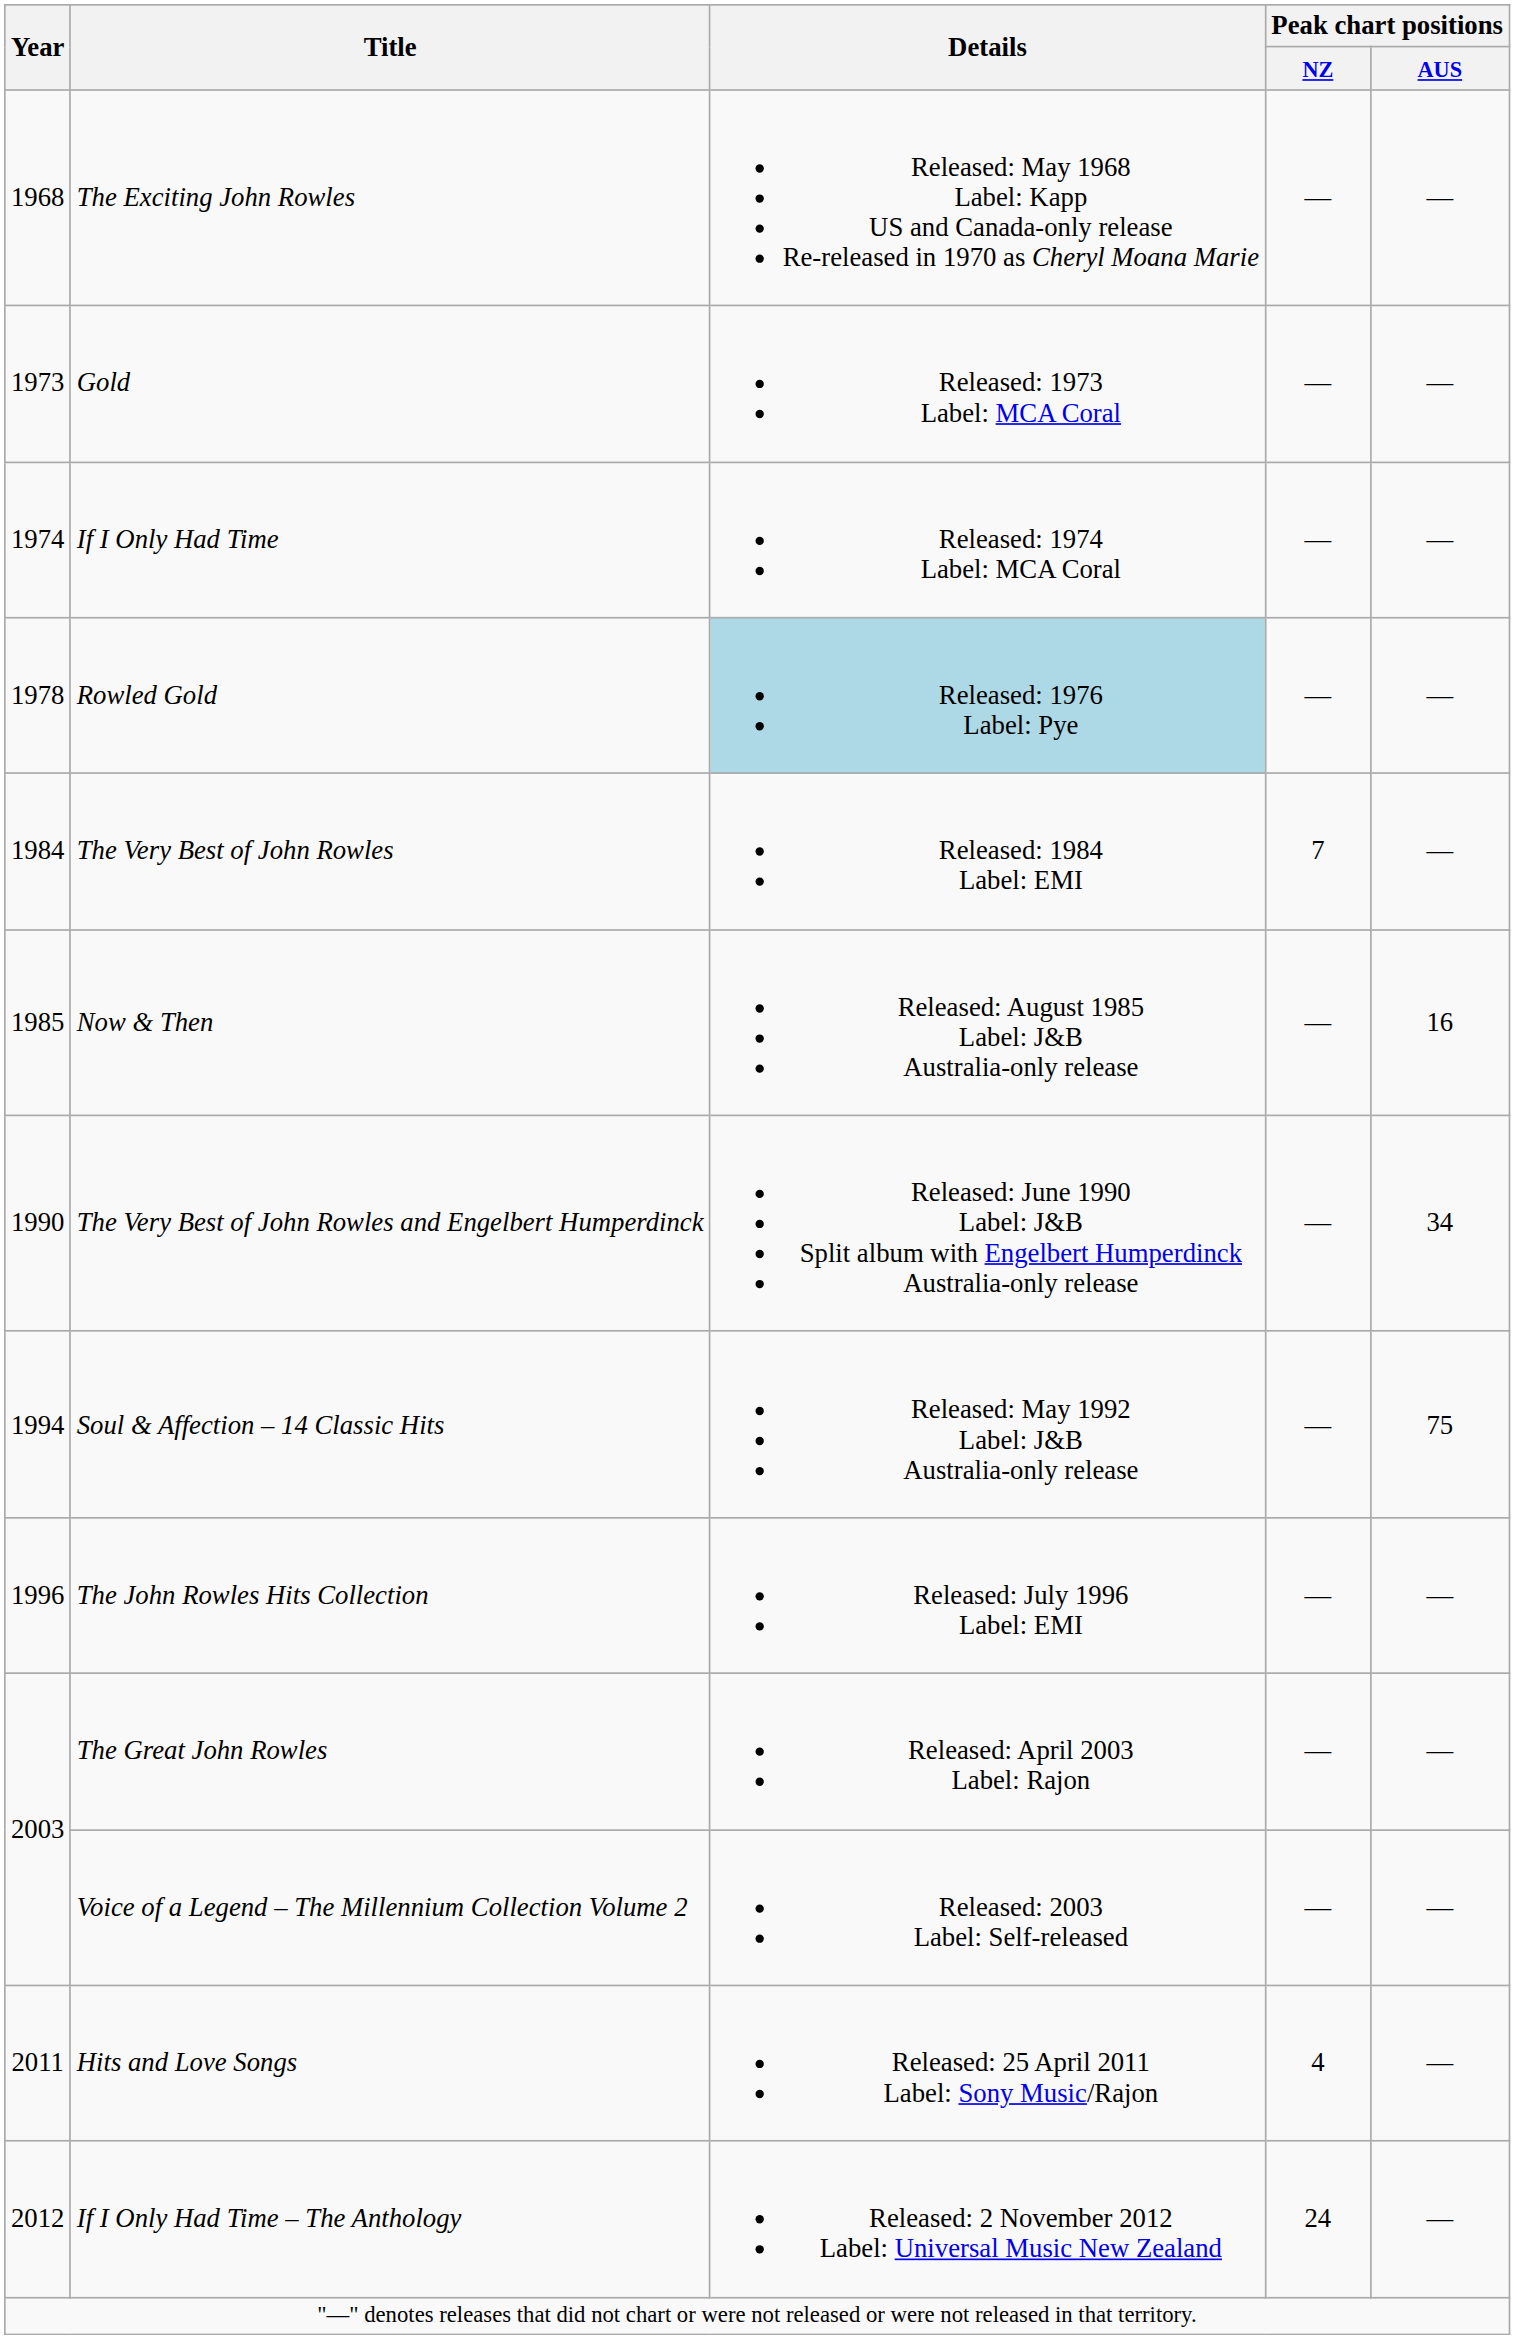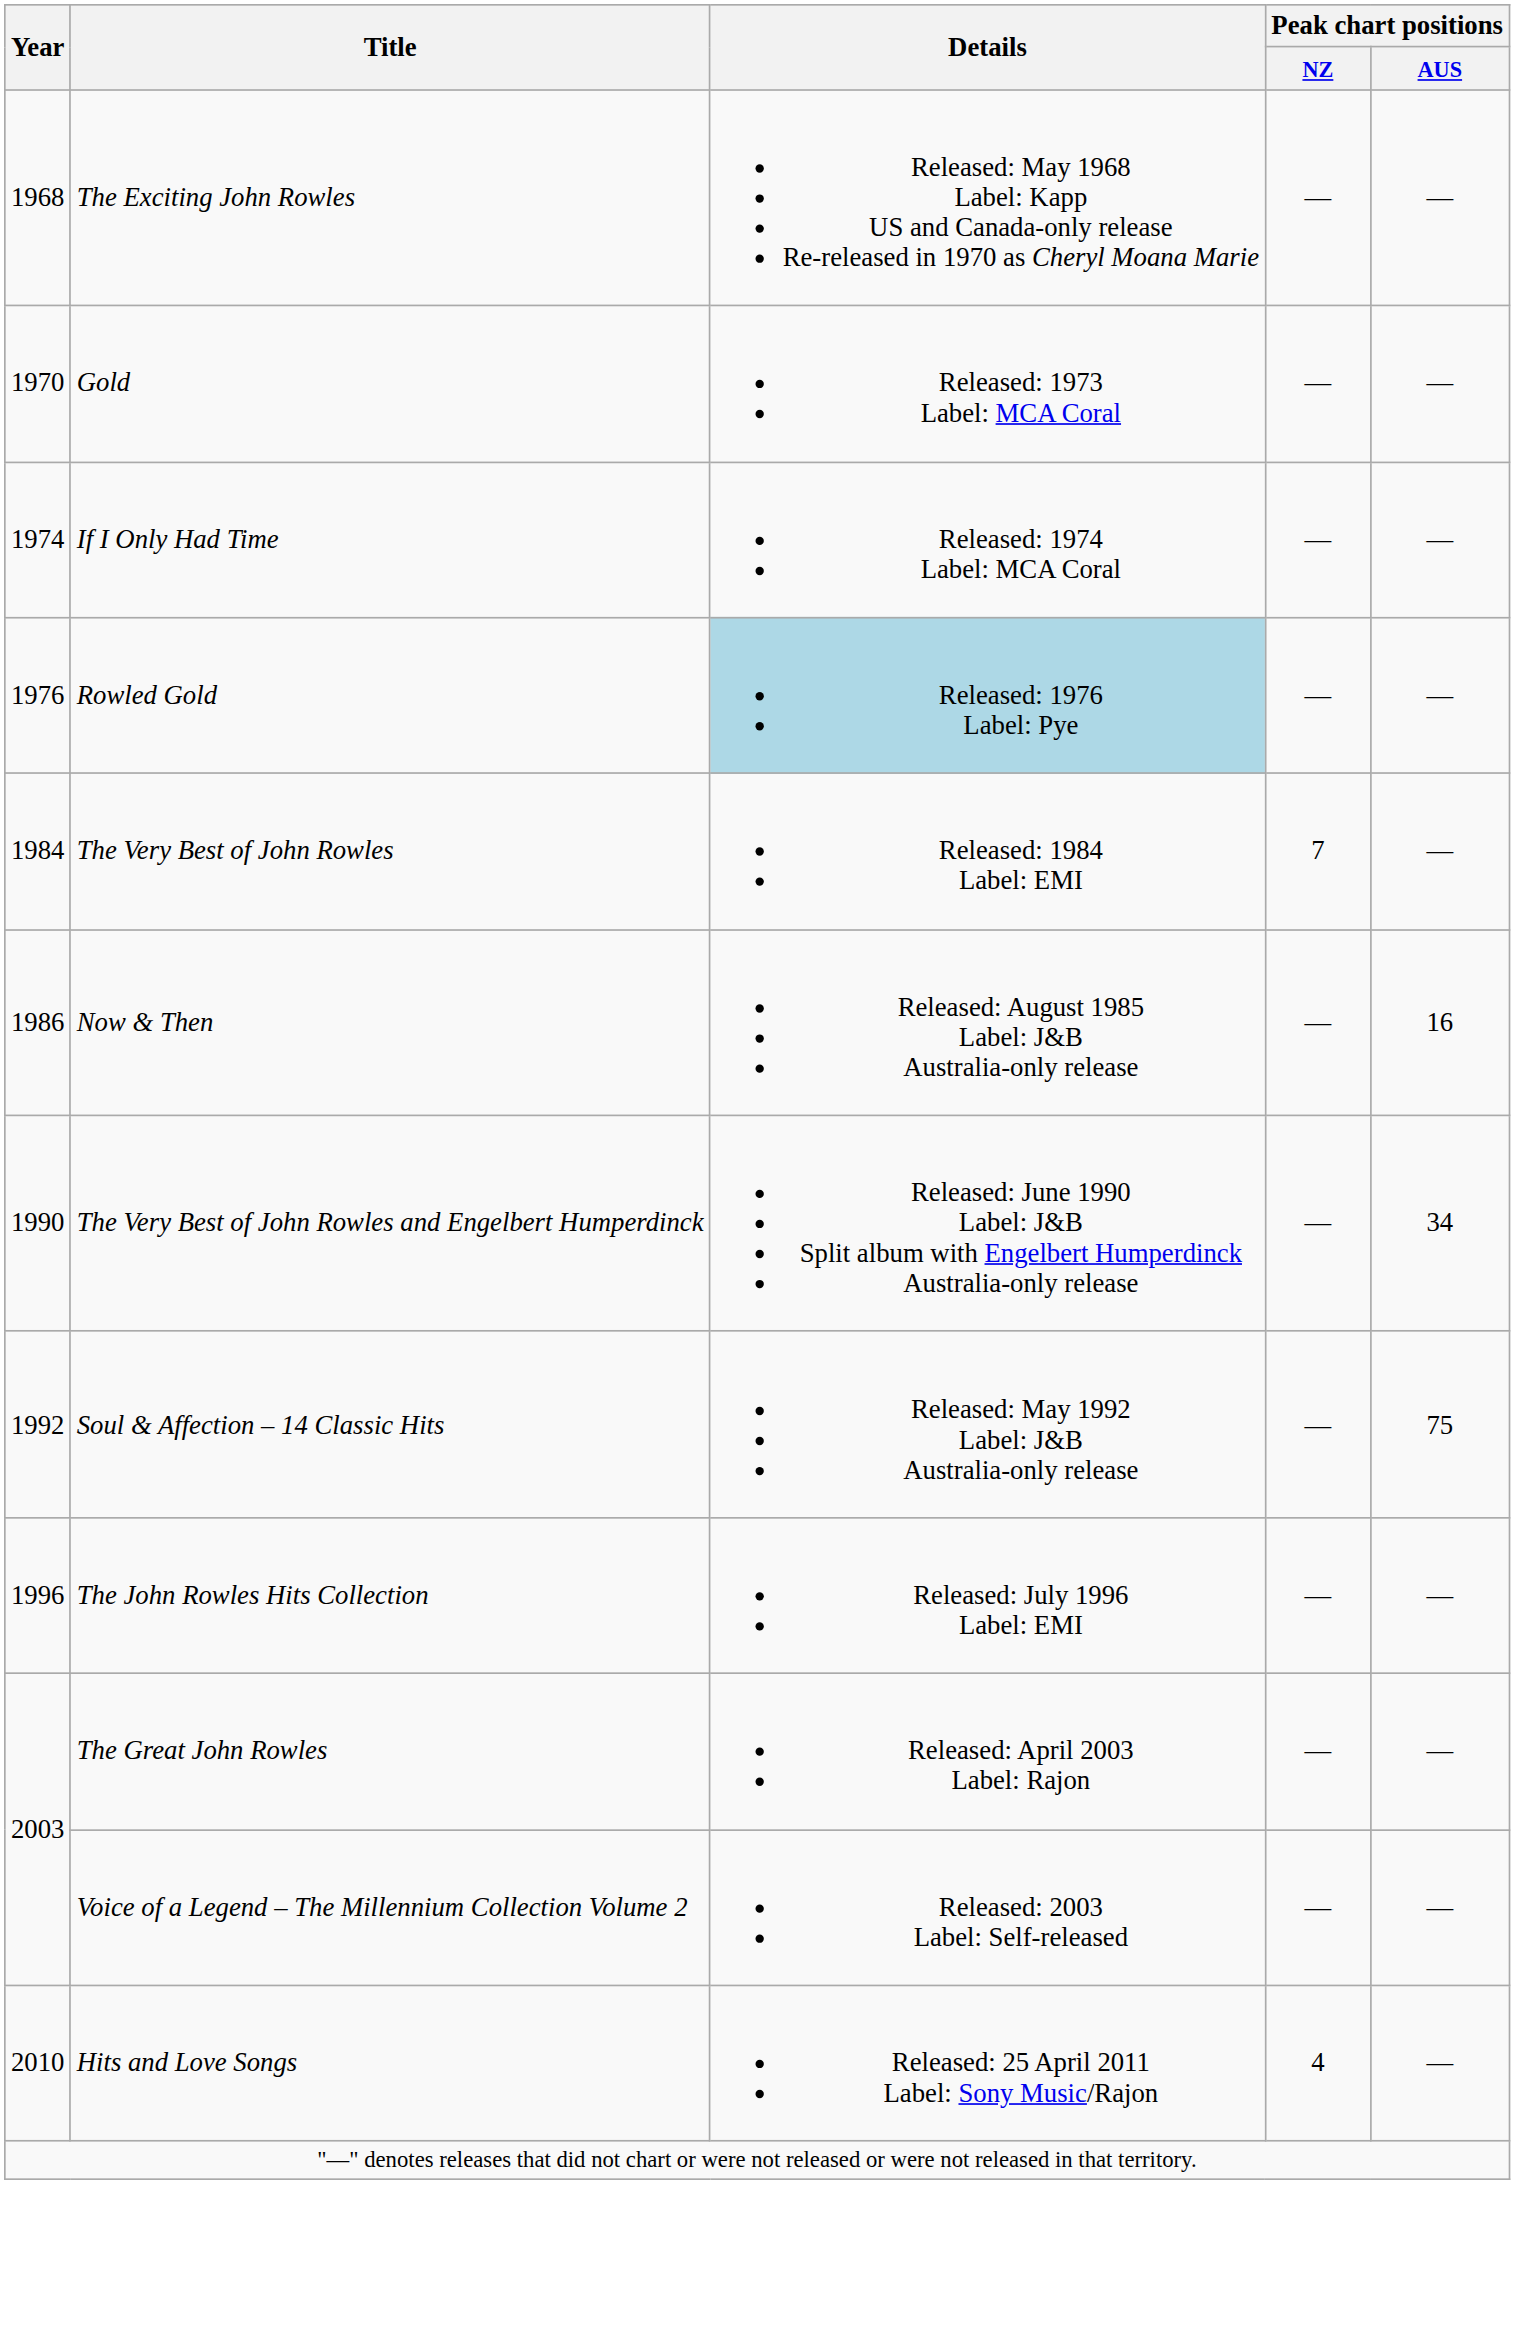(38, 383) 1973 -> (38, 383) 1970
(38, 695) 1978 -> (38, 695) 1976
(38, 1022) 1985 -> (38, 1022) 1986
(38, 1424) 1994 -> (38, 1424) 1992
(38, 2062) 2011 -> (38, 2062) 2010
- row: (269, 2218)
